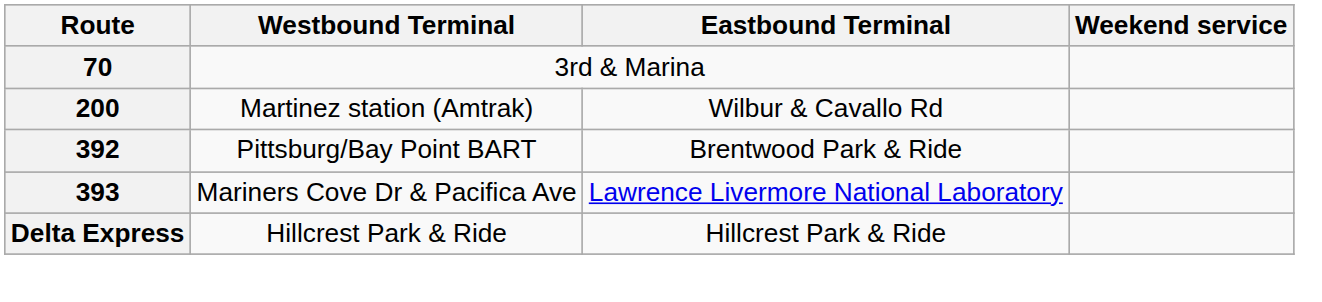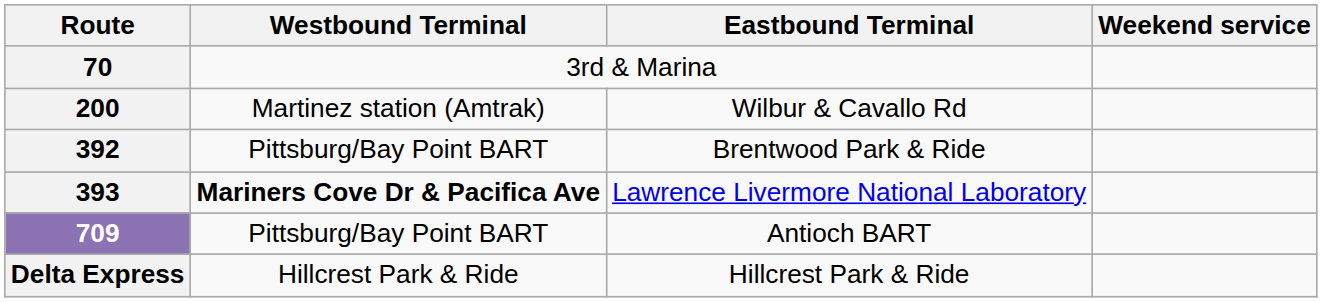(387, 191) normal -> (398, 191) bold
+ row: (98, 233)
